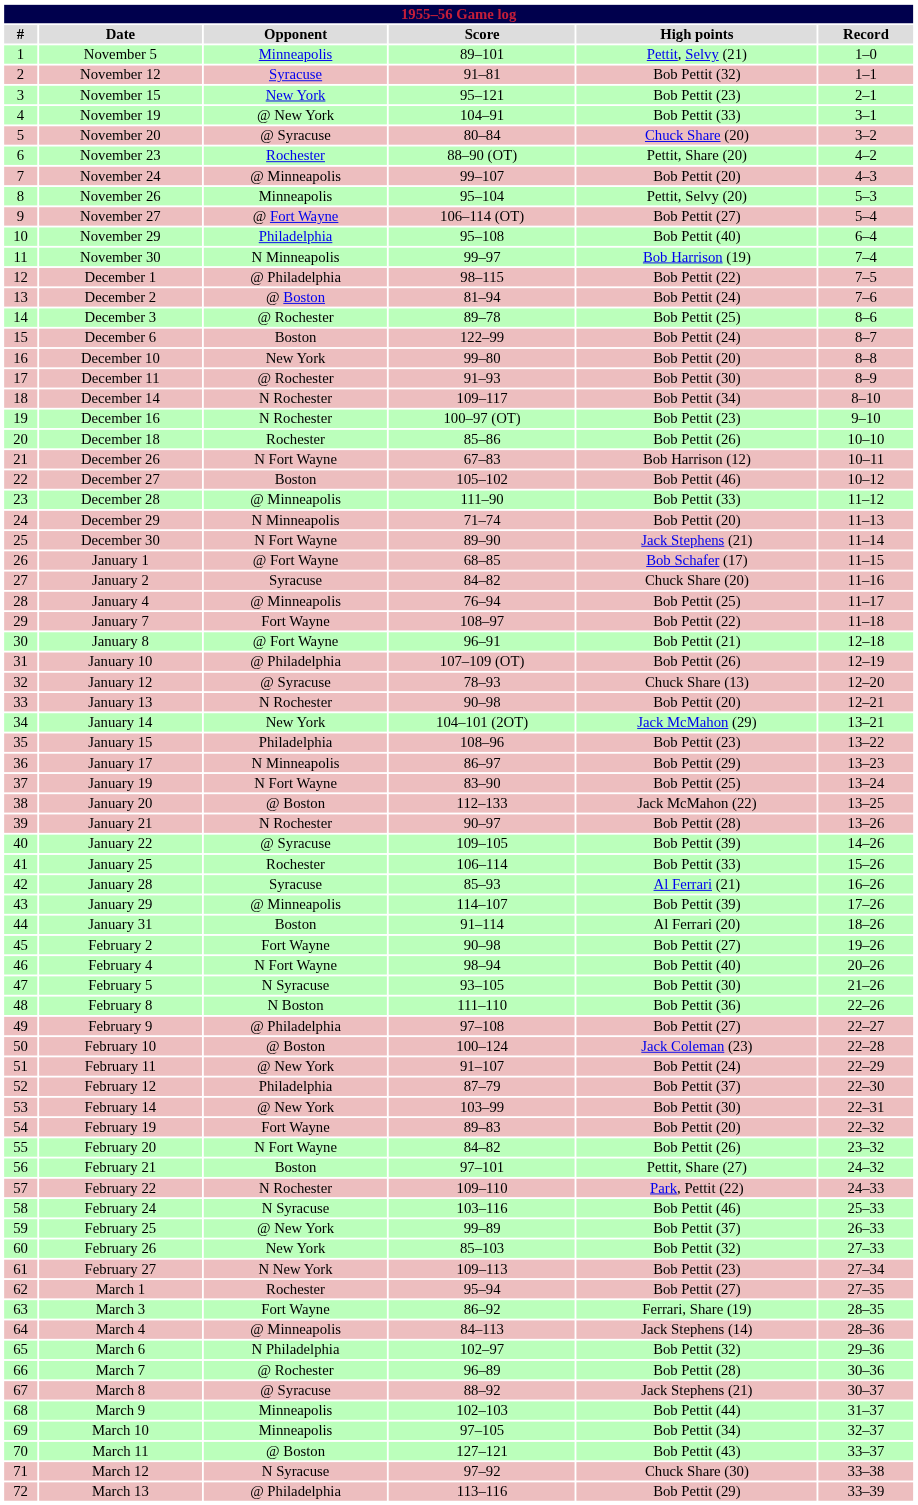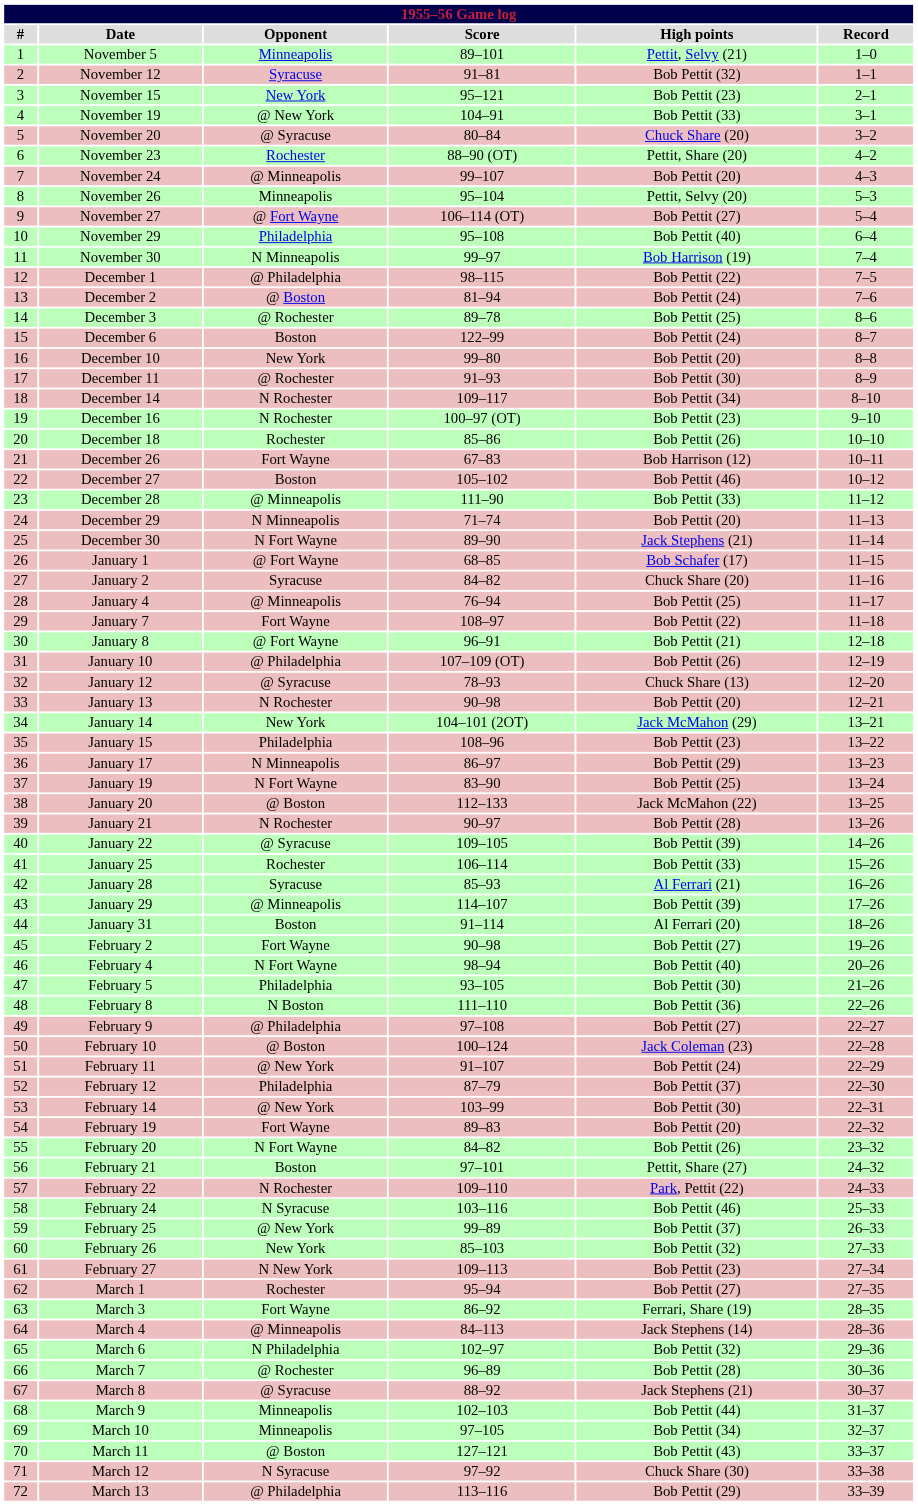(296, 459) N Fort Wayne -> (296, 459) Fort Wayne
(296, 985) N Syracuse -> (296, 985) Philadelphia
